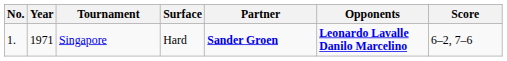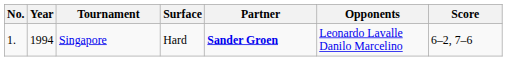(42, 39) 1971 -> (42, 39) 1994
(364, 39) bold -> (361, 39) normal
